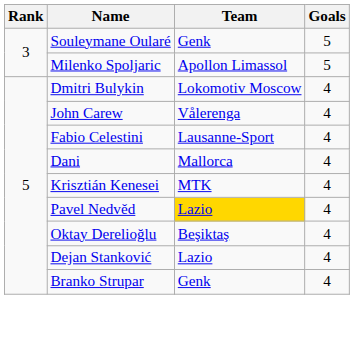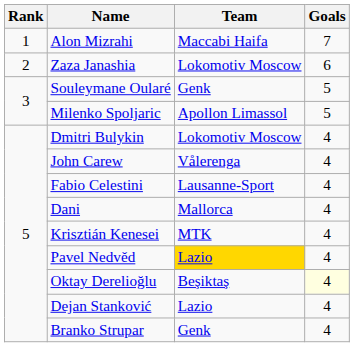+ row: (92, 40)
+ row: (93, 64)
(327, 233) no background -> (327, 281) lightyellow background
